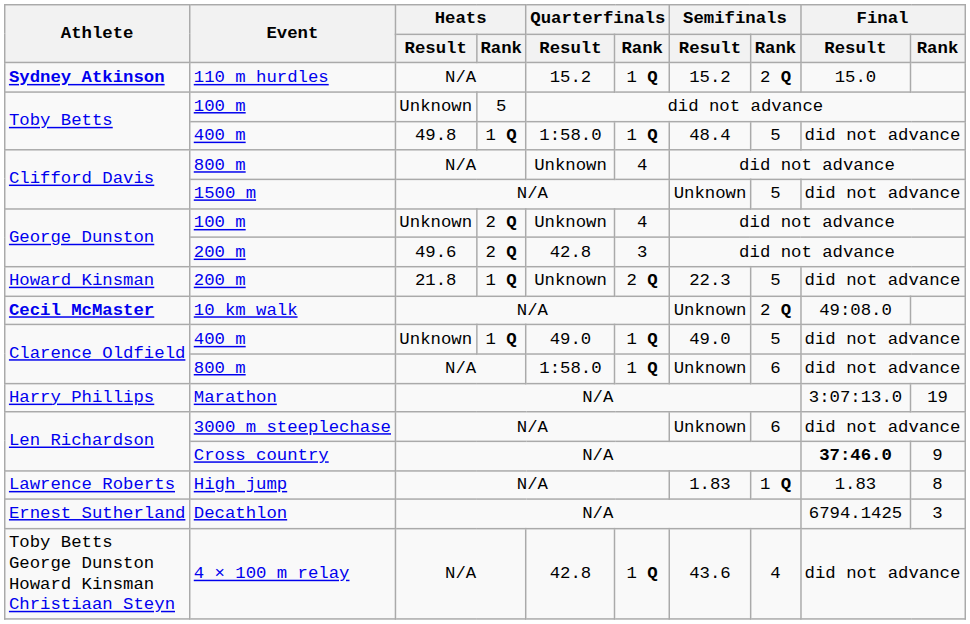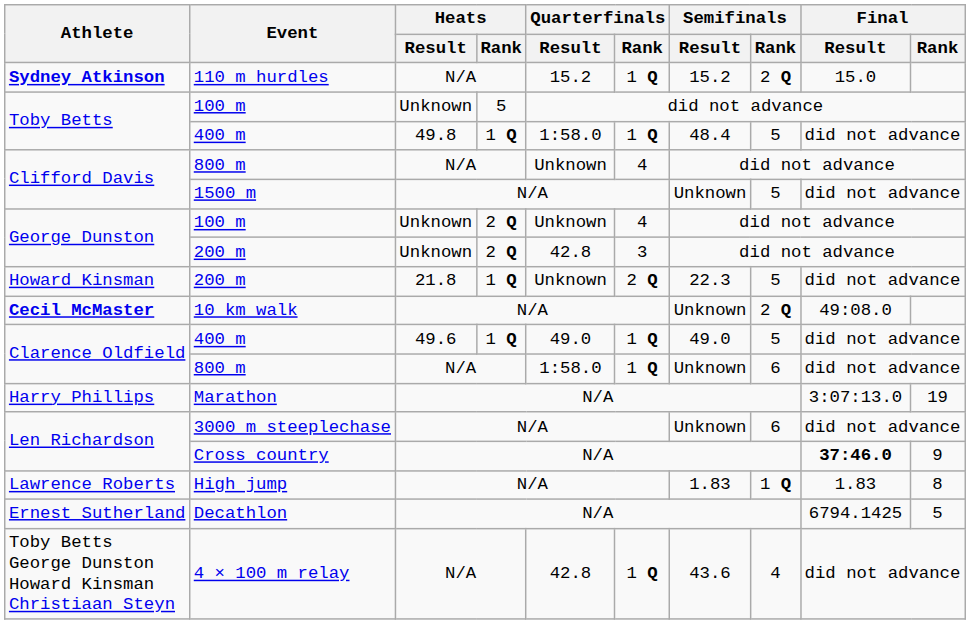(436, 252) 49.6 -> (436, 252) Unknown
(436, 339) Unknown -> (436, 339) 49.6
(938, 514) 3 -> (938, 514) 5
